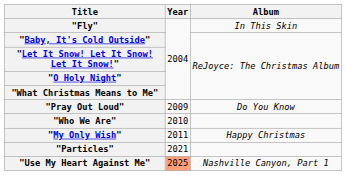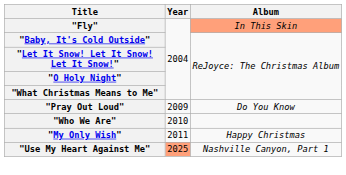(266, 26) no background -> (266, 26) lightsalmon background
- row: (85, 149)
